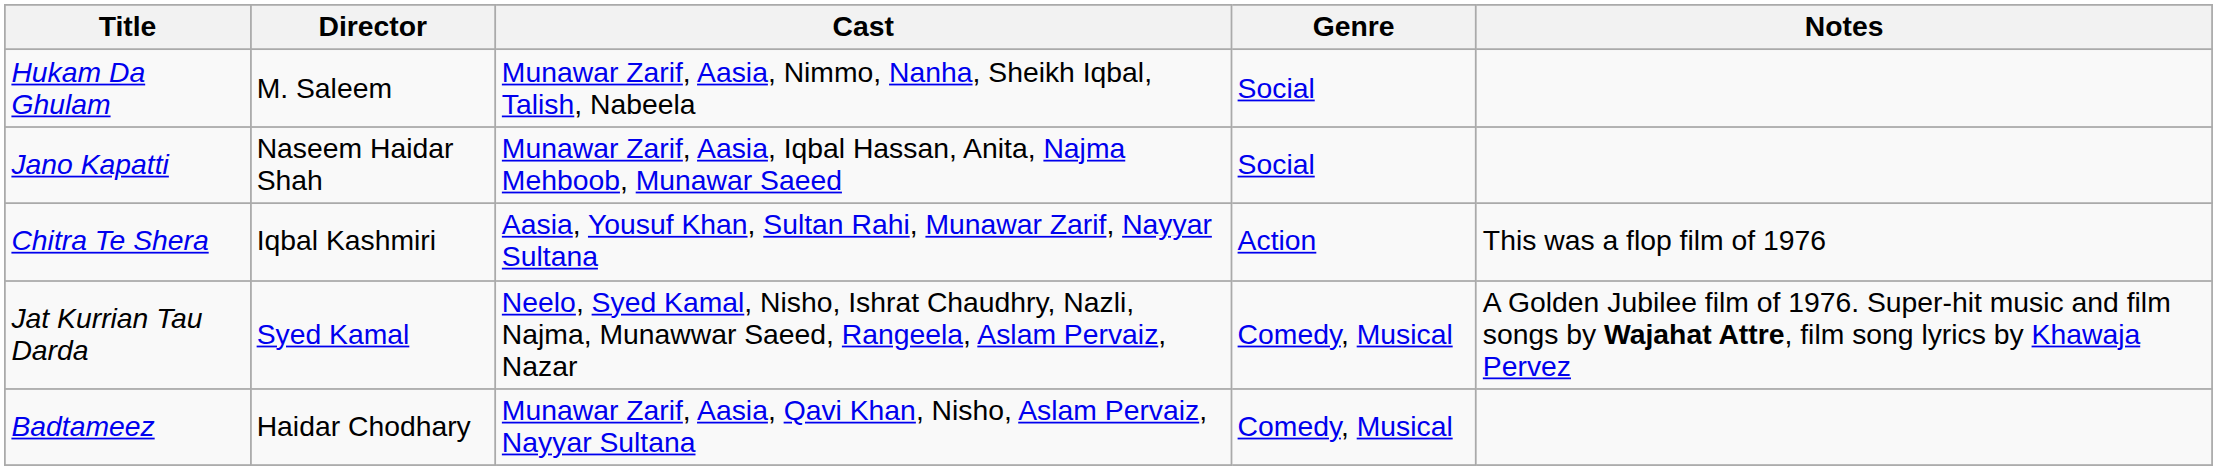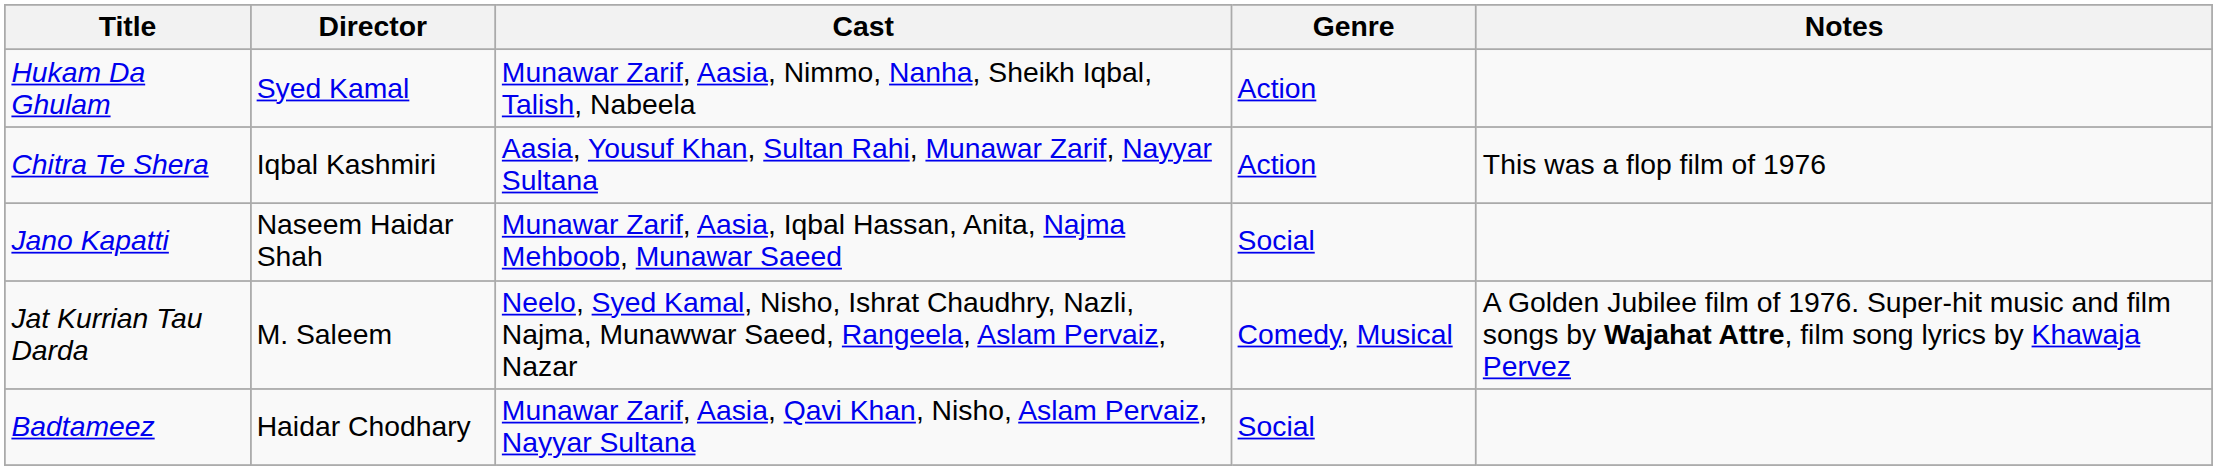(324, 87) M. Saleem -> (333, 87) Syed Kamal
(1276, 87) Social -> (1277, 87) Action
rows swapped: (90, 164) <-> (110, 241)
(333, 334) Syed Kamal -> (324, 334) M. Saleem
(1345, 426) Comedy, Musical -> (1276, 426) Social
